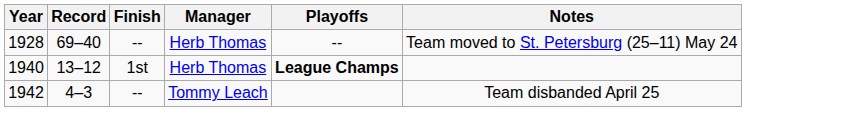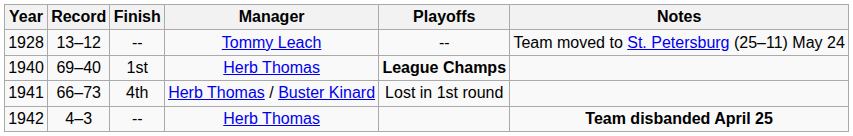(79, 42) 69–40 -> (79, 42) 13–12
(218, 42) Herb Thomas -> (272, 42) Tommy Leach
(79, 67) 13–12 -> (79, 67) 69–40
+ row: (26, 93)
(218, 93) Tommy Leach -> (272, 118) Herb Thomas
(572, 93) normal -> (679, 118) bold
